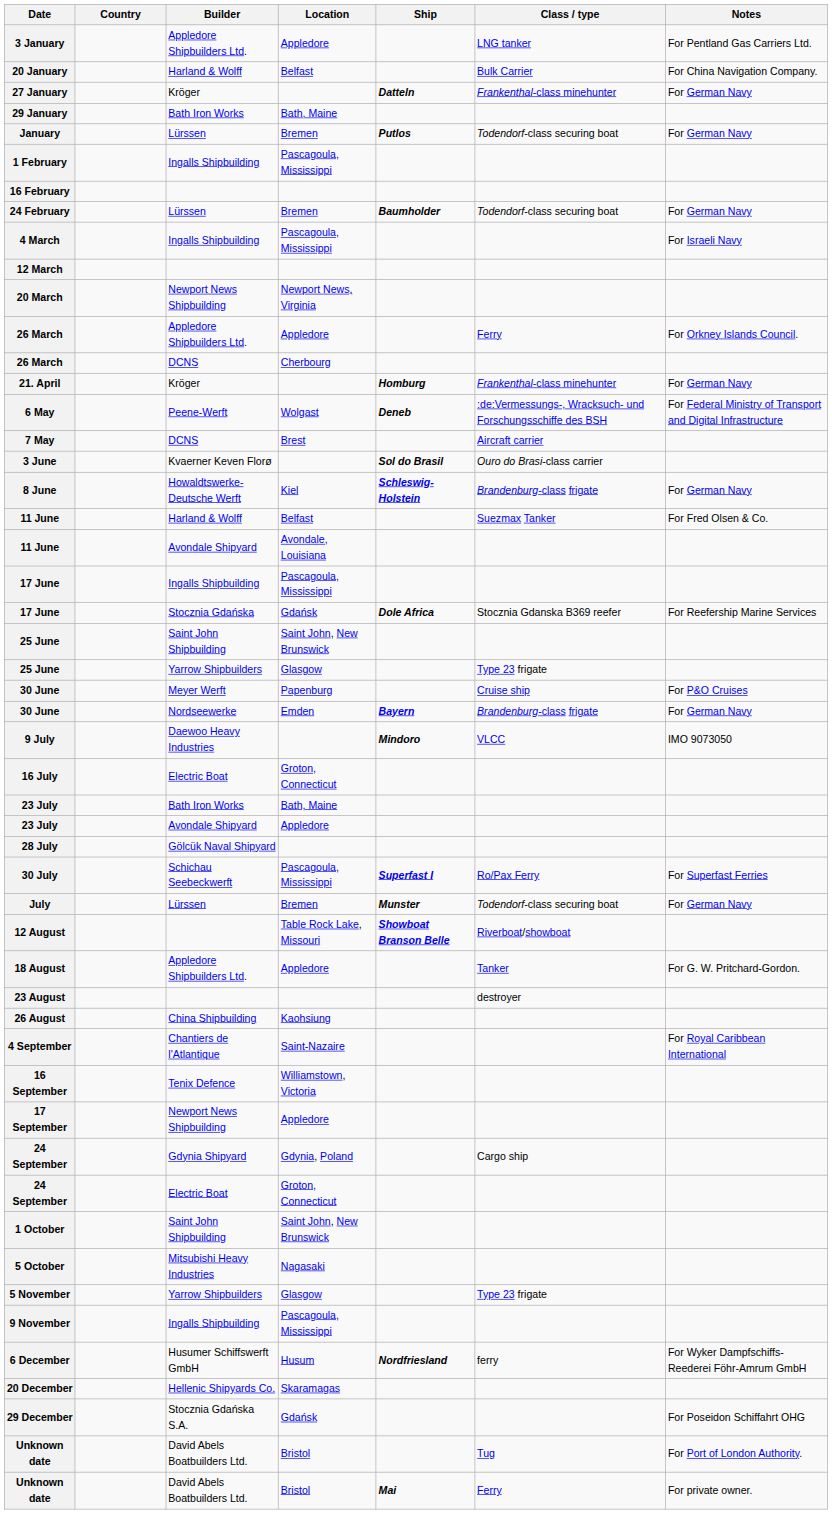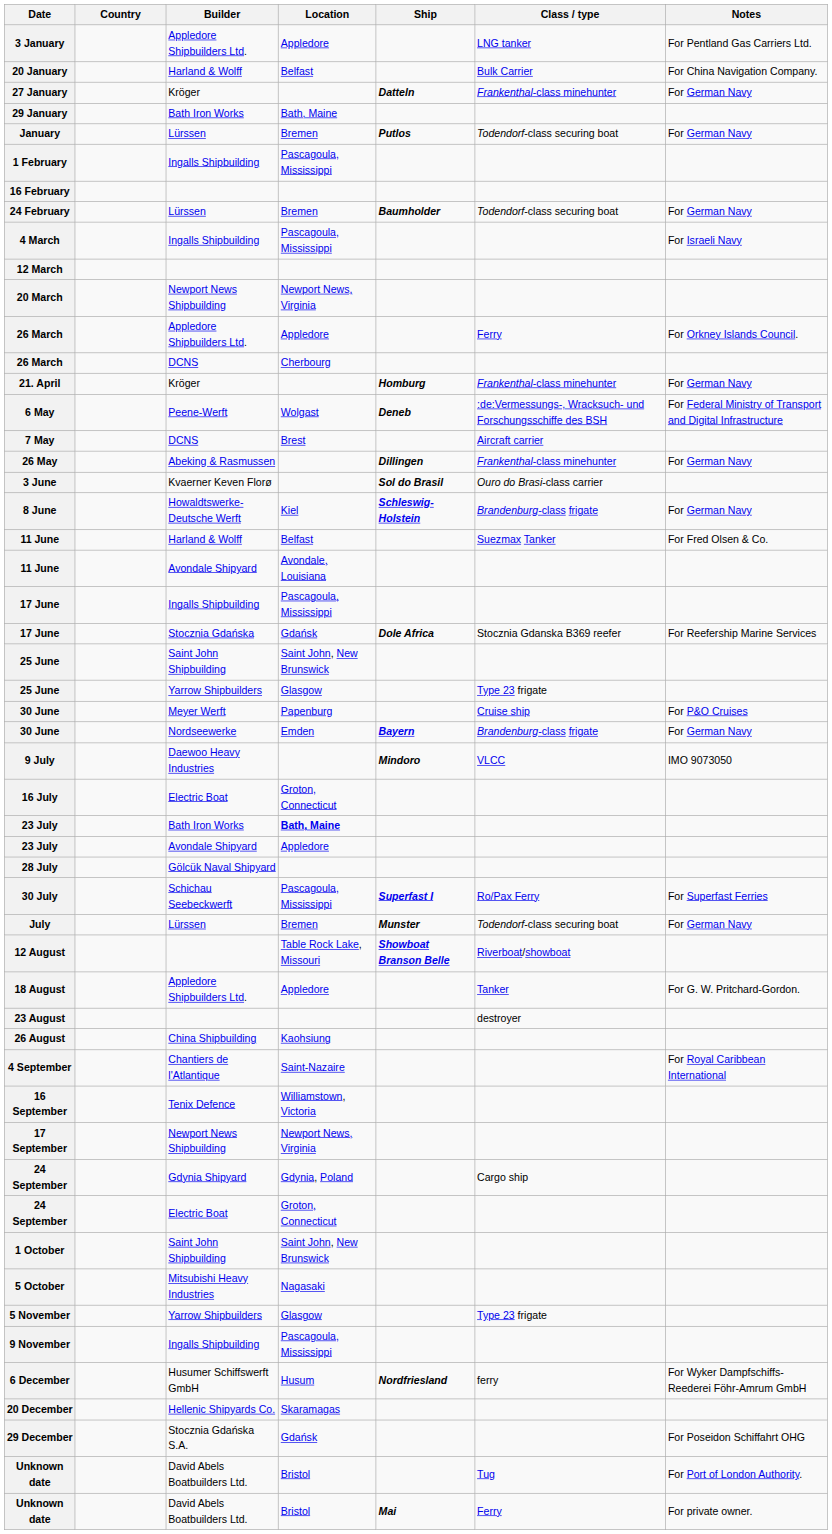+ row: (40, 461)
(309, 805) normal -> (310, 826) bold
(305, 1120) Appledore -> (317, 1141) Newport News, Virginia
